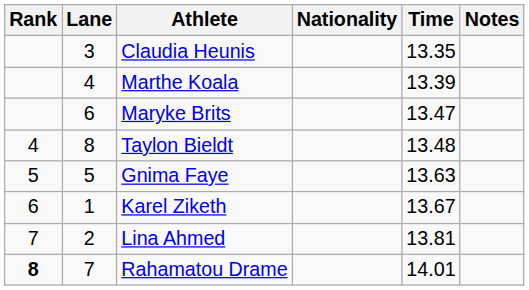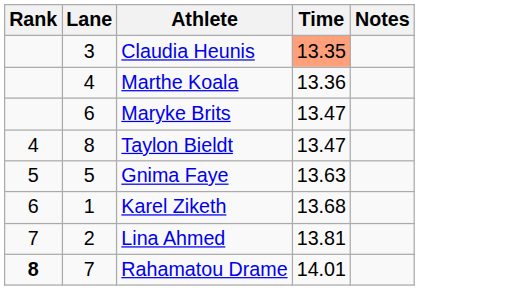- column: (347, 20)
(431, 51) no background -> (321, 51) lightsalmon background
(431, 82) 13.39 -> (321, 82) 13.36
(431, 144) 13.48 -> (321, 144) 13.47
(431, 207) 13.67 -> (321, 207) 13.68
